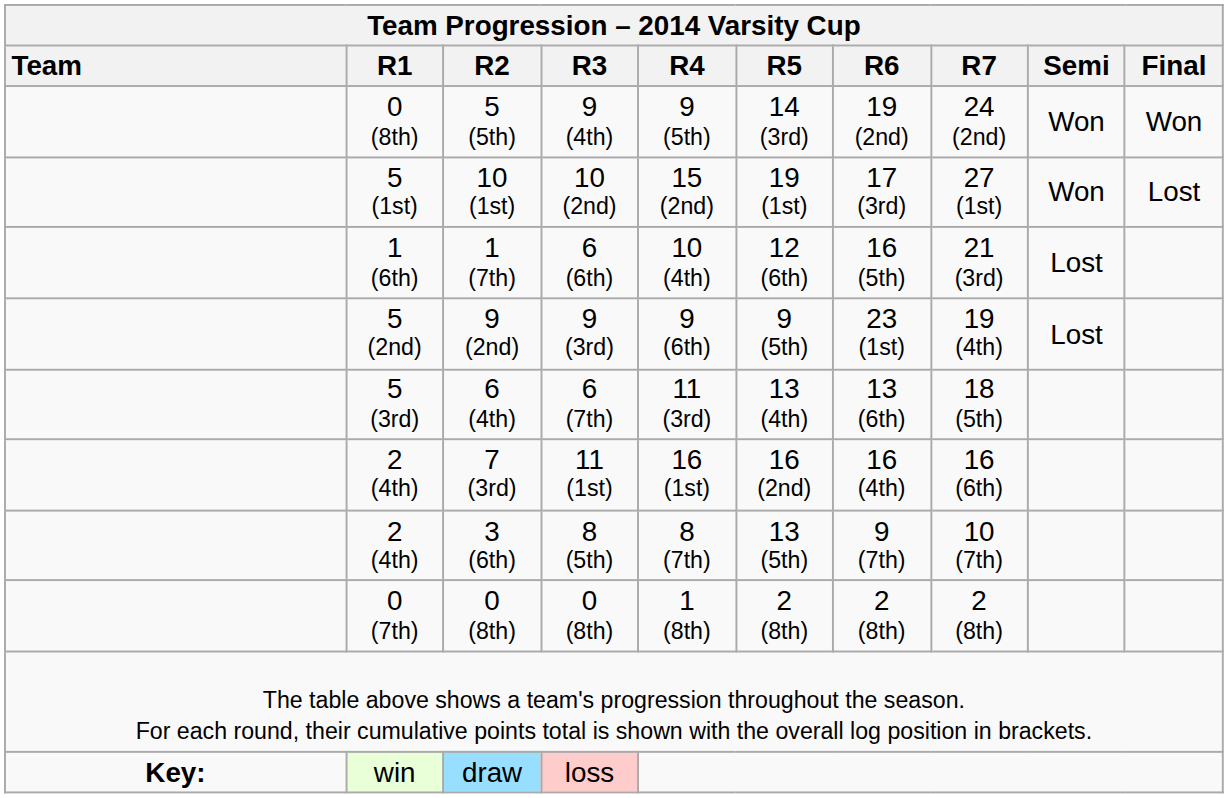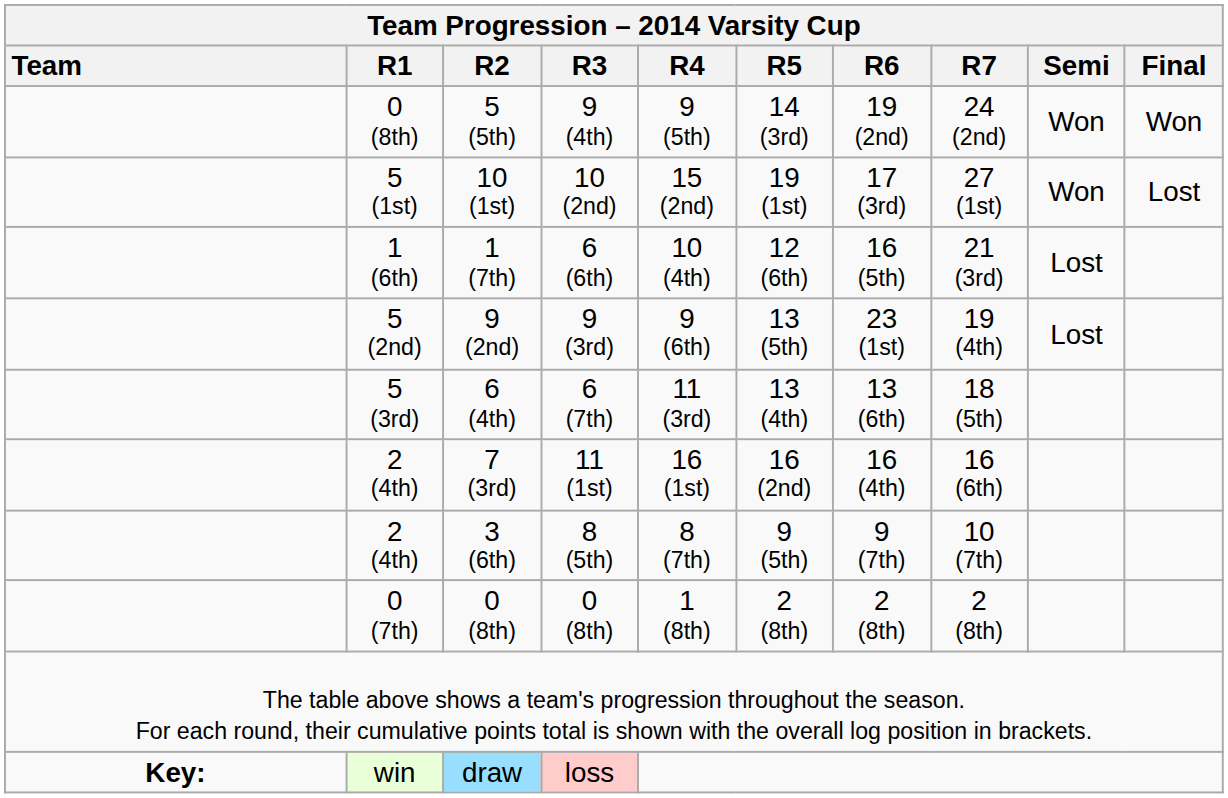(784, 333) 9 (5th) -> (784, 333) 13 (5th)
(784, 544) 13 (5th) -> (784, 544) 9 (5th)
